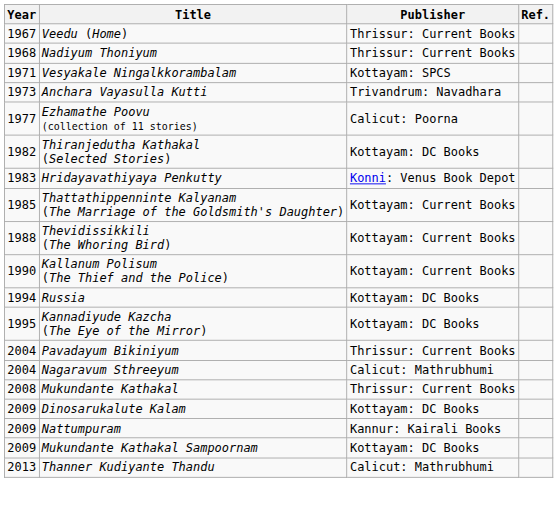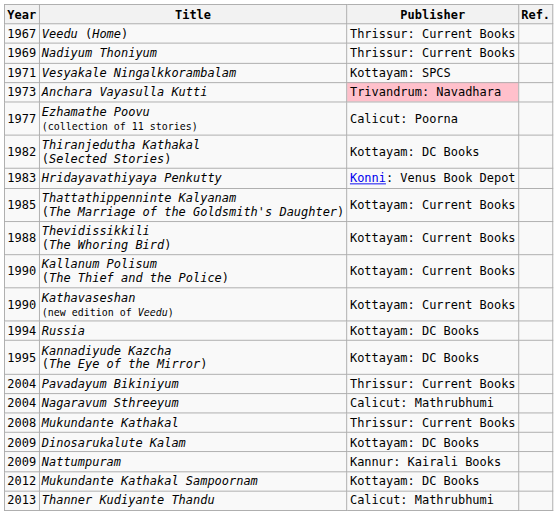(22, 53) 1968 -> (22, 53) 1969
(426, 92) no background -> (426, 92) pink background
+ row: (108, 305)
(22, 448) 2009 -> (22, 481) 2012
